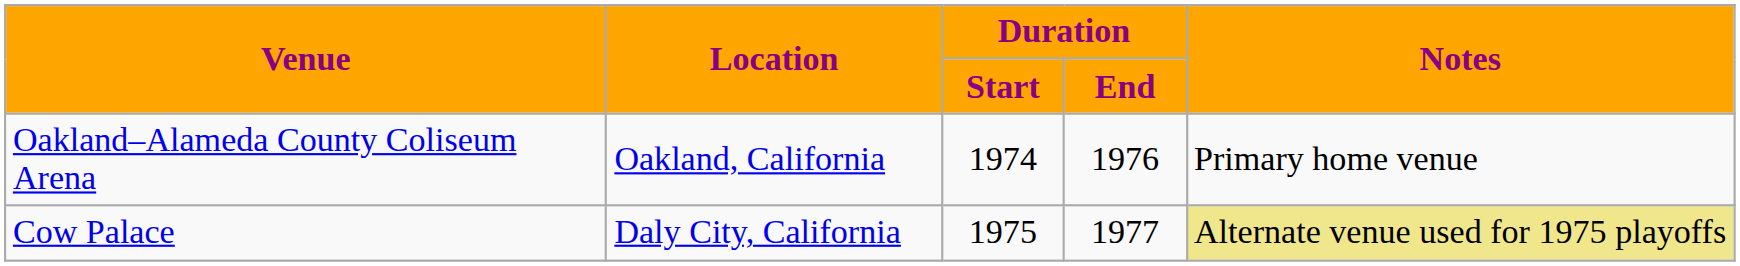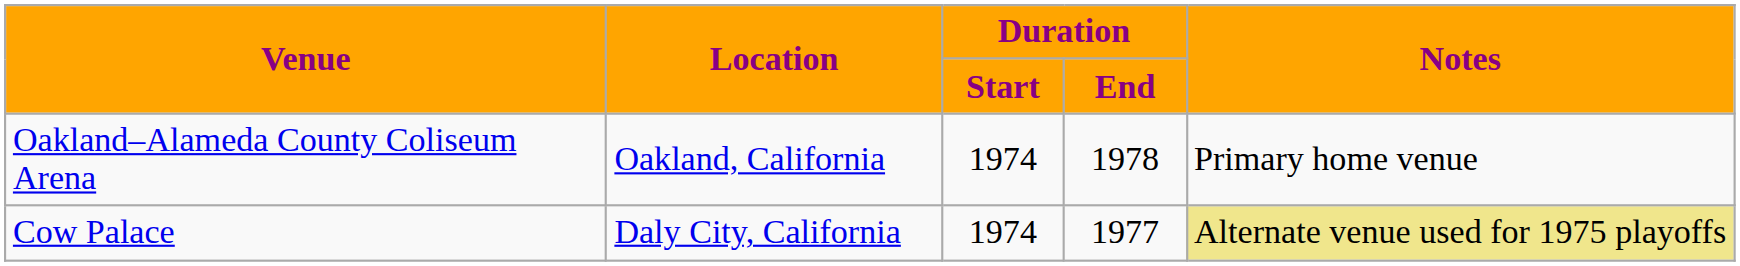(1125, 158) 1976 -> (1125, 158) 1978
(1003, 232) 1975 -> (1003, 232) 1974
